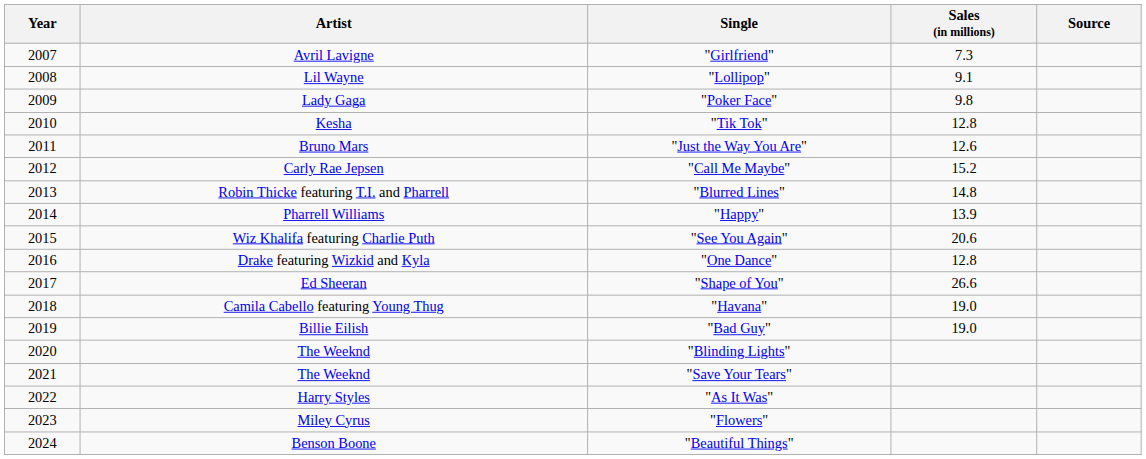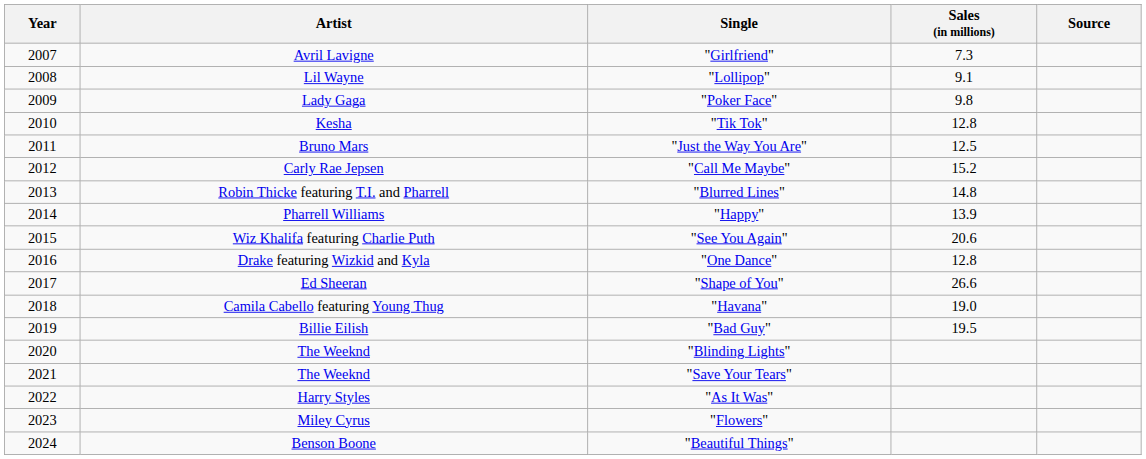(964, 146) 12.6 -> (964, 146) 12.5
(964, 329) 19.0 -> (964, 329) 19.5
